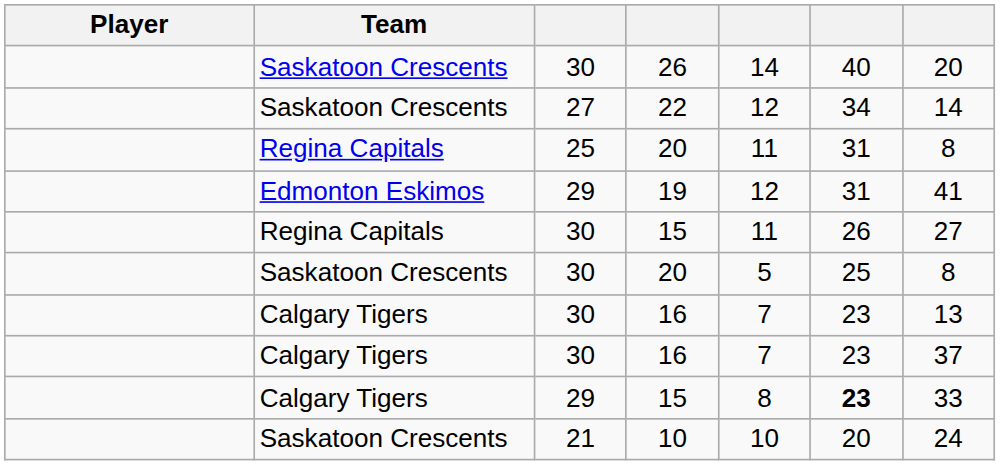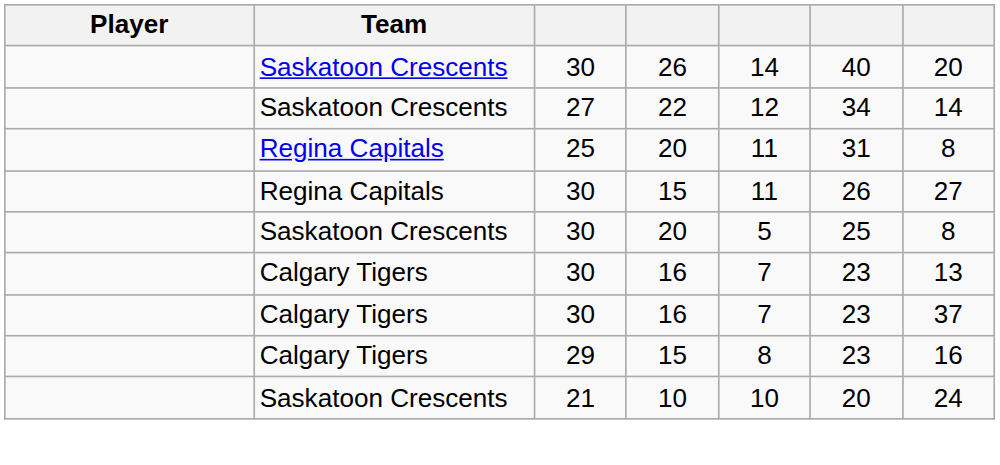- row: (581, 190)
(856, 397) bold -> (856, 356) normal
(948, 397) 33 -> (948, 356) 16
